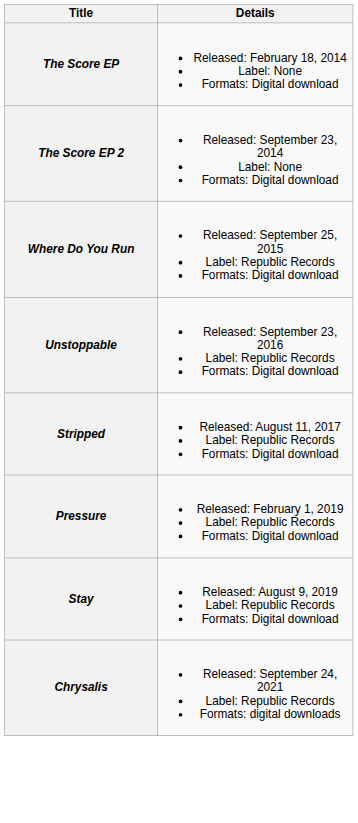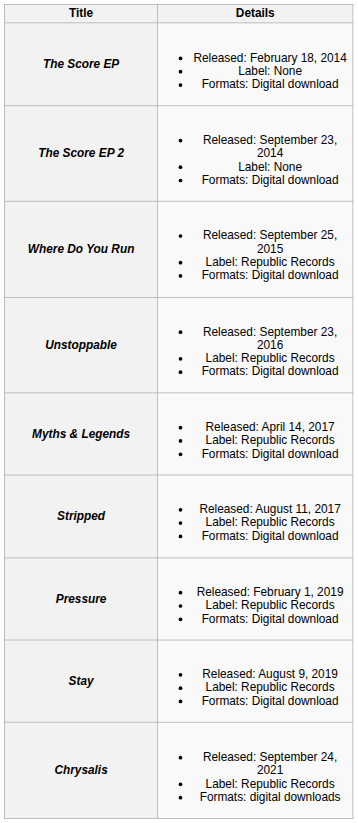+ row: (81, 434)
